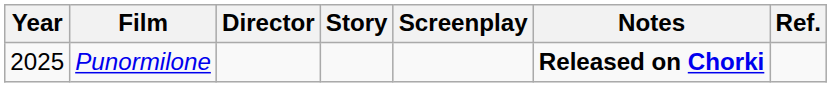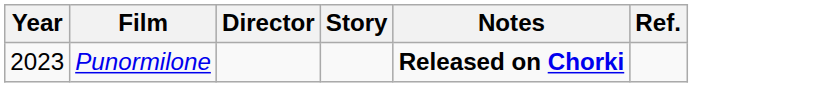- column: (463, 23)
(37, 61) 2025 -> (37, 61) 2023
